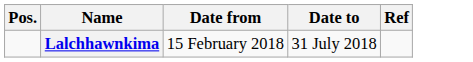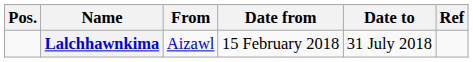+ column: (191, 17)
